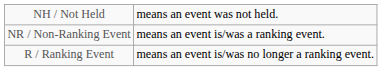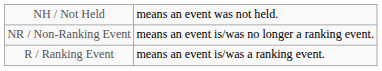(231, 35) means an event is/was a ranking event. -> (255, 35) means an event is/was no longer a ranking event.
(255, 55) means an event is/was no longer a ranking event. -> (231, 55) means an event is/was a ranking event.
